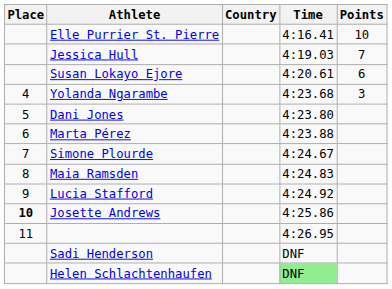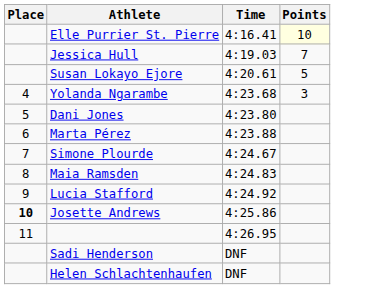- column: (251, 14)
(362, 34) no background -> (304, 34) lightyellow background
(362, 74) 6 -> (304, 74) 5
(293, 273) lightgreen background -> (236, 273) no background
